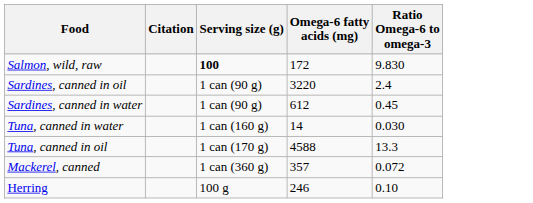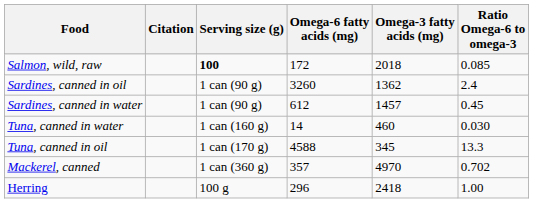+ column: (415, 29)
(390, 64) 9.830 -> (475, 64) 0.085
(303, 85) 3220 -> (303, 85) 3260
(390, 167) 0.072 -> (475, 167) 0.702
(299, 187) 246 -> (299, 187) 296
(387, 187) 0.10 -> (472, 187) 1.00
